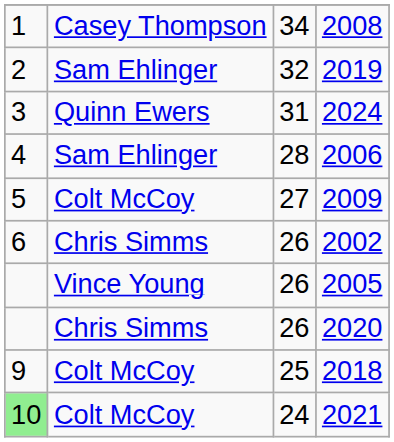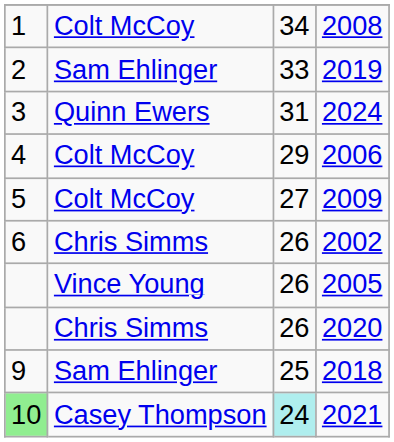(160, 26) Casey Thompson -> (124, 26) Colt McCoy
(294, 69) 32 -> (294, 69) 33
(136, 155) Sam Ehlinger -> (124, 155) Colt McCoy
(294, 155) 28 -> (294, 155) 29
(124, 371) Colt McCoy -> (136, 371) Sam Ehlinger
(124, 414) Colt McCoy -> (160, 414) Casey Thompson
(294, 414) no background -> (294, 414) paleturquoise background
